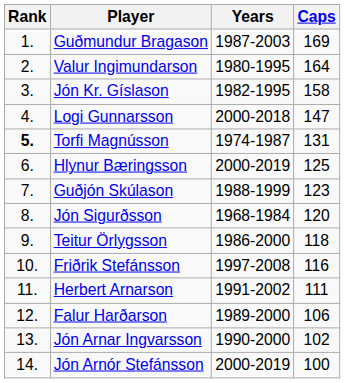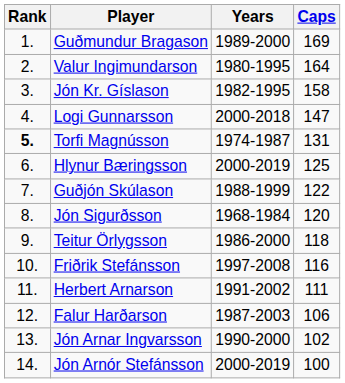(253, 41) 1987-2003 -> (253, 41) 1989-2000
(317, 191) 123 -> (317, 191) 122
(253, 315) 1989-2000 -> (253, 315) 1987-2003
